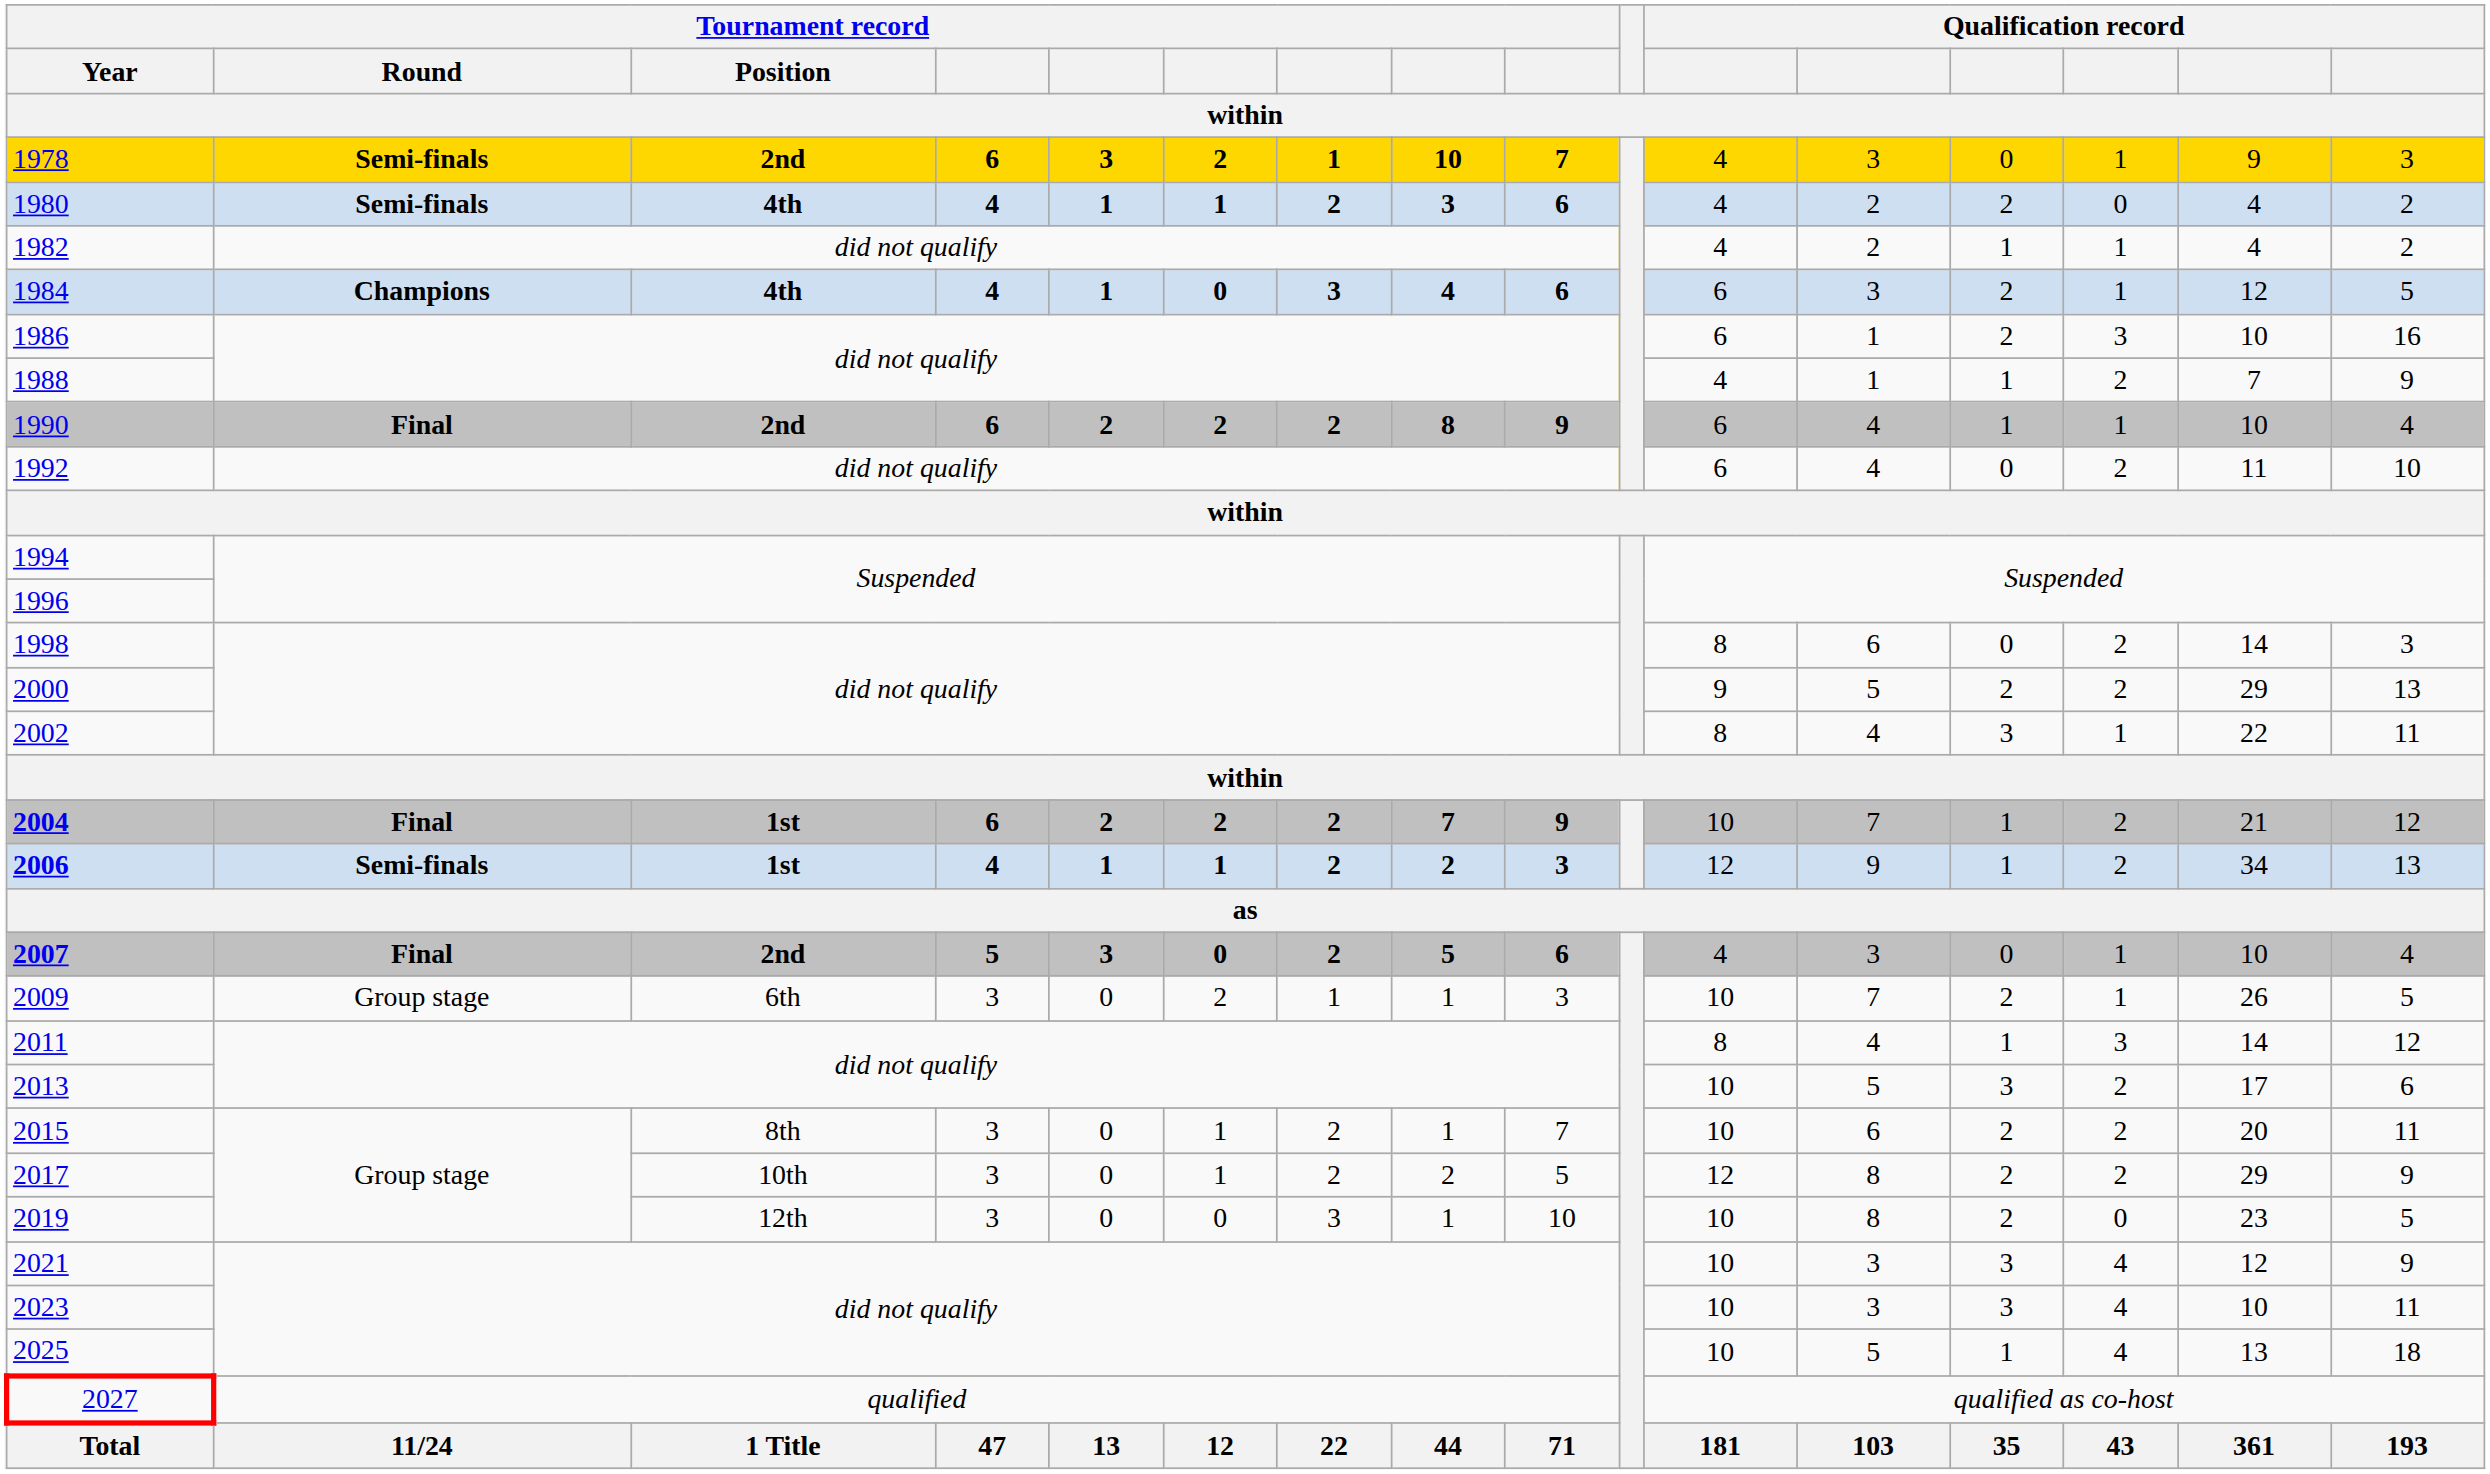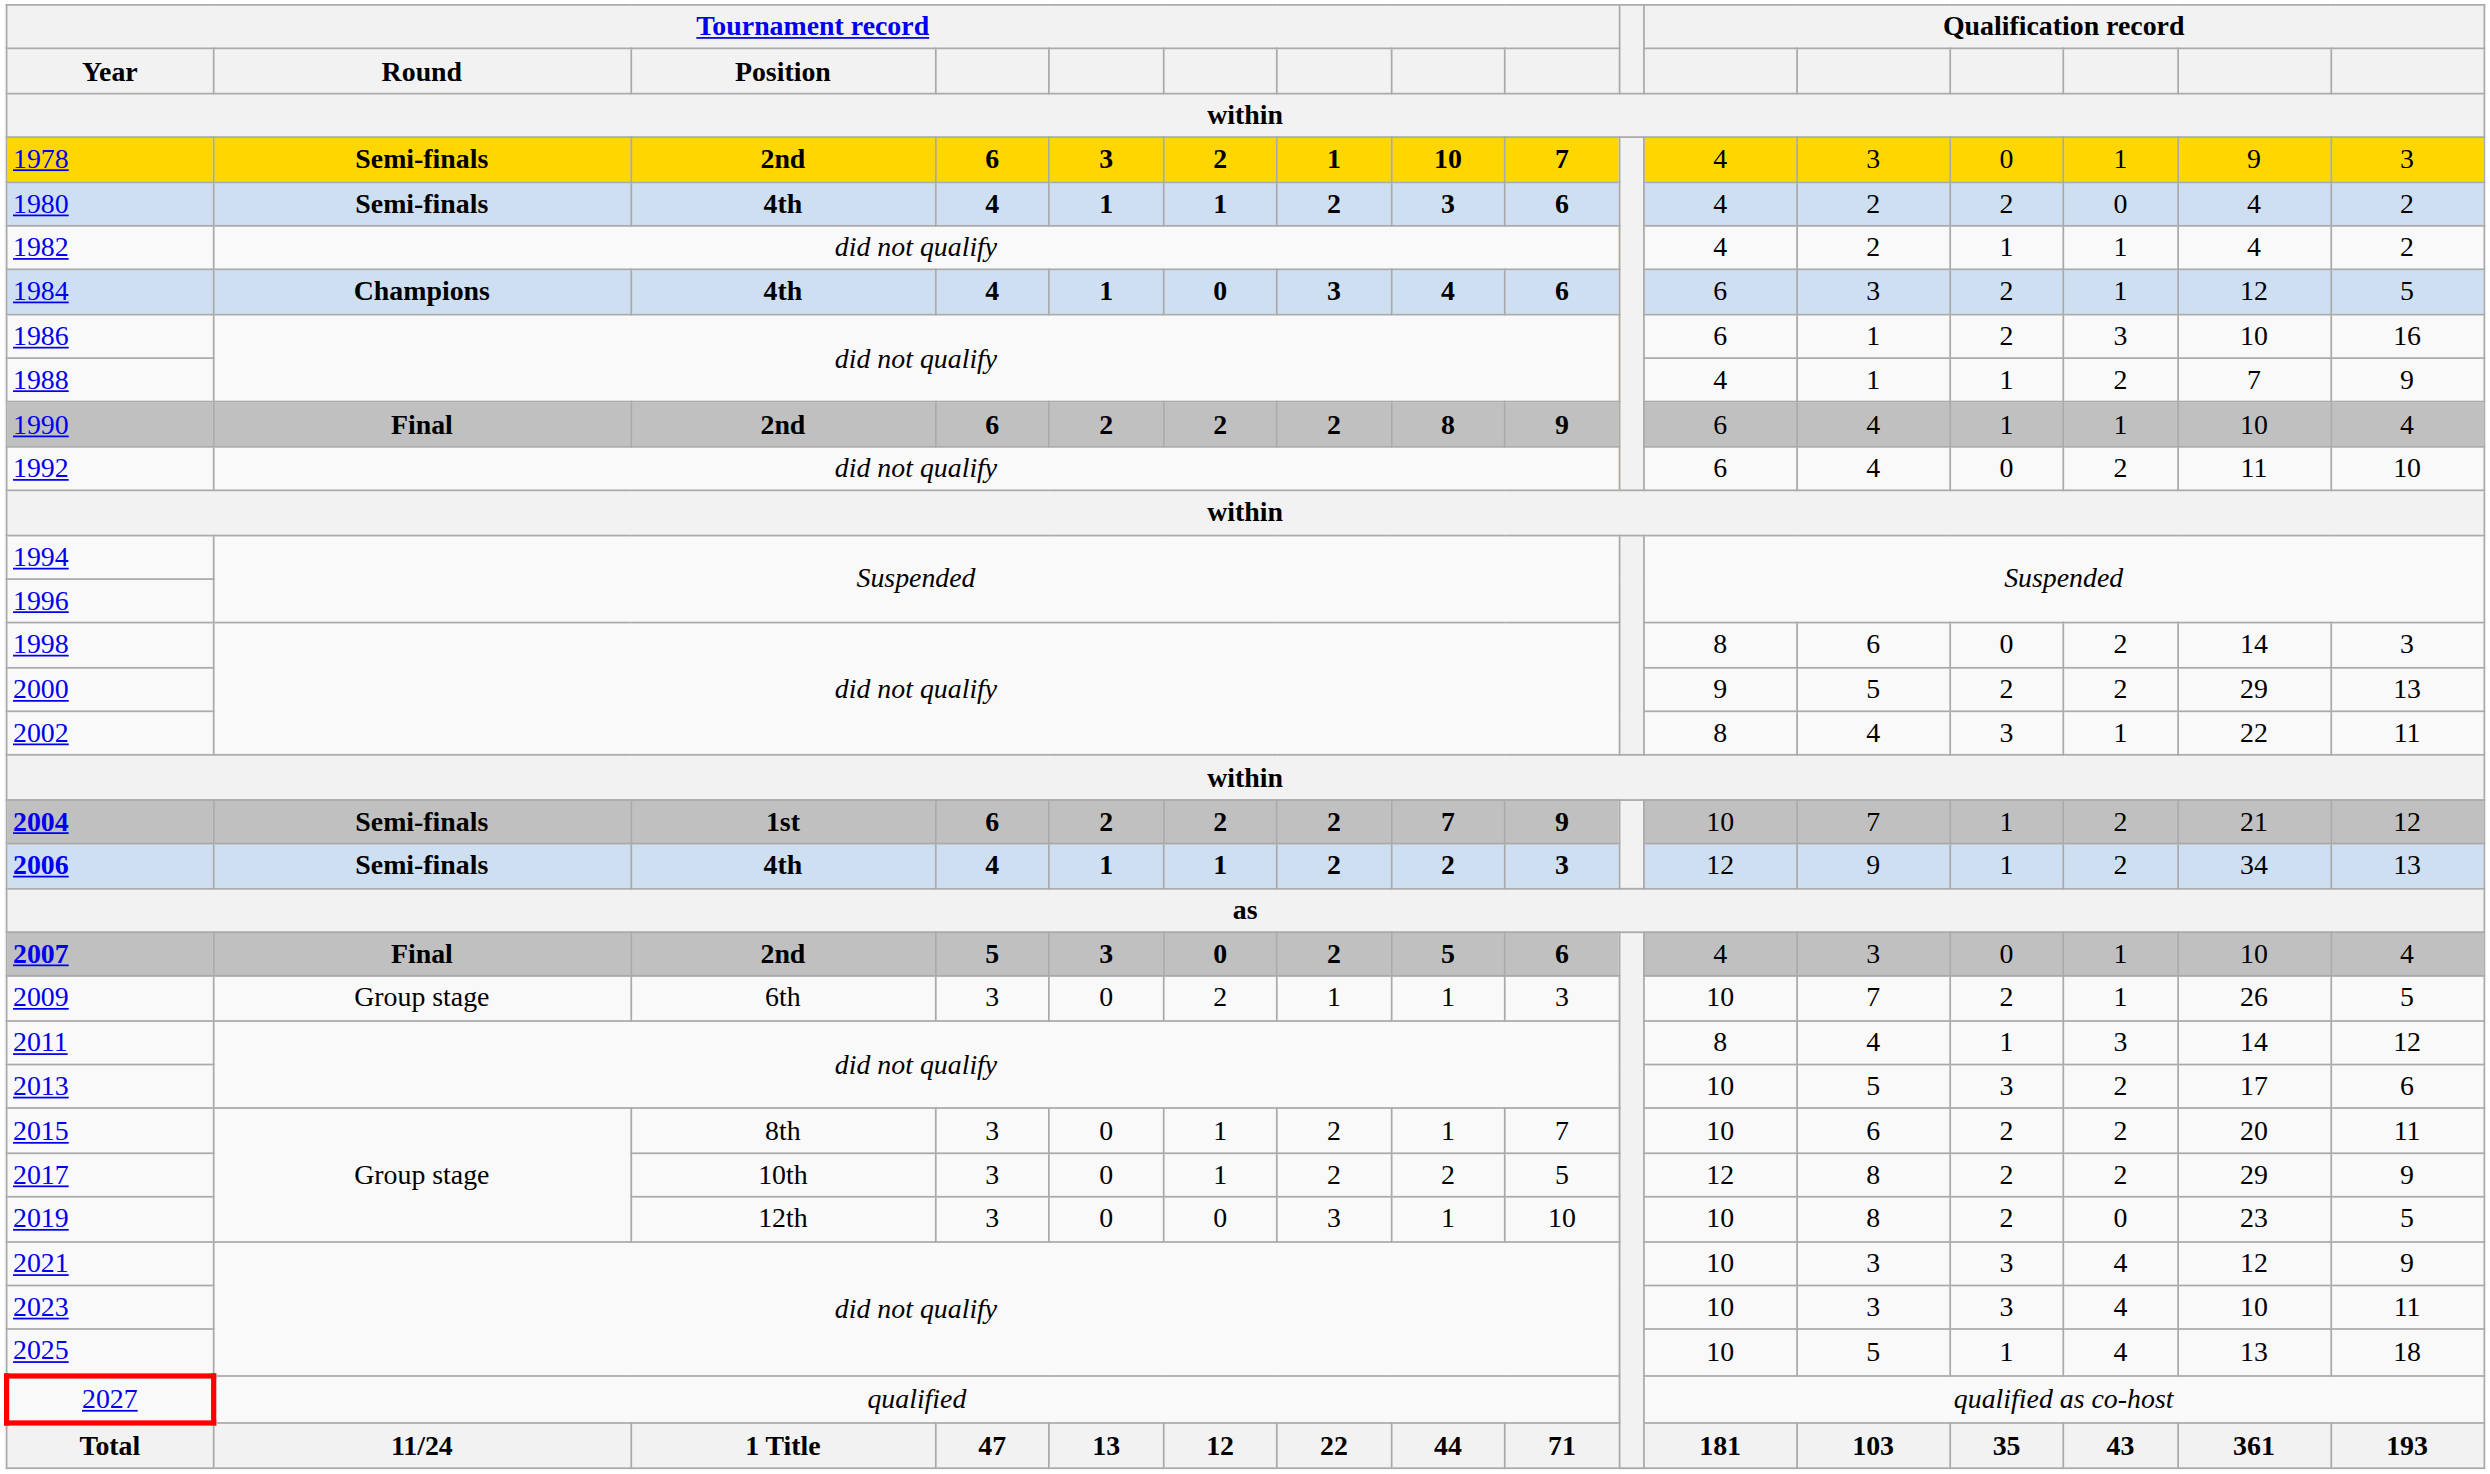(422, 821) Final -> (422, 821) Semi-finals
(783, 865) 1st -> (783, 865) 4th
